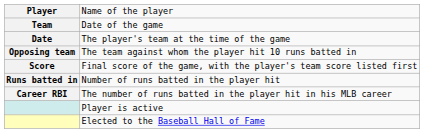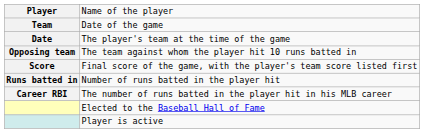rows swapped: (173, 121) <-> (122, 108)
